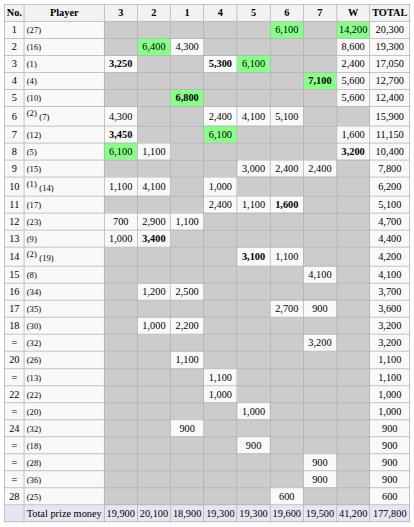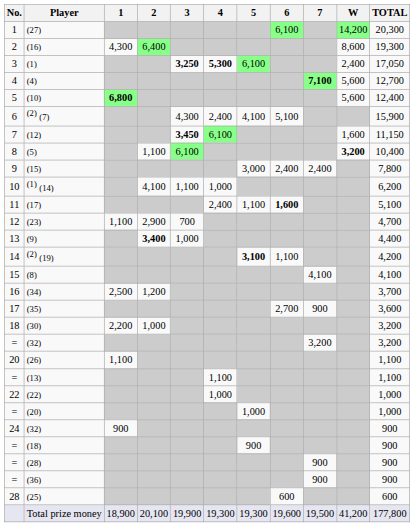columns swapped: (187, 13) <-> (121, 13)
